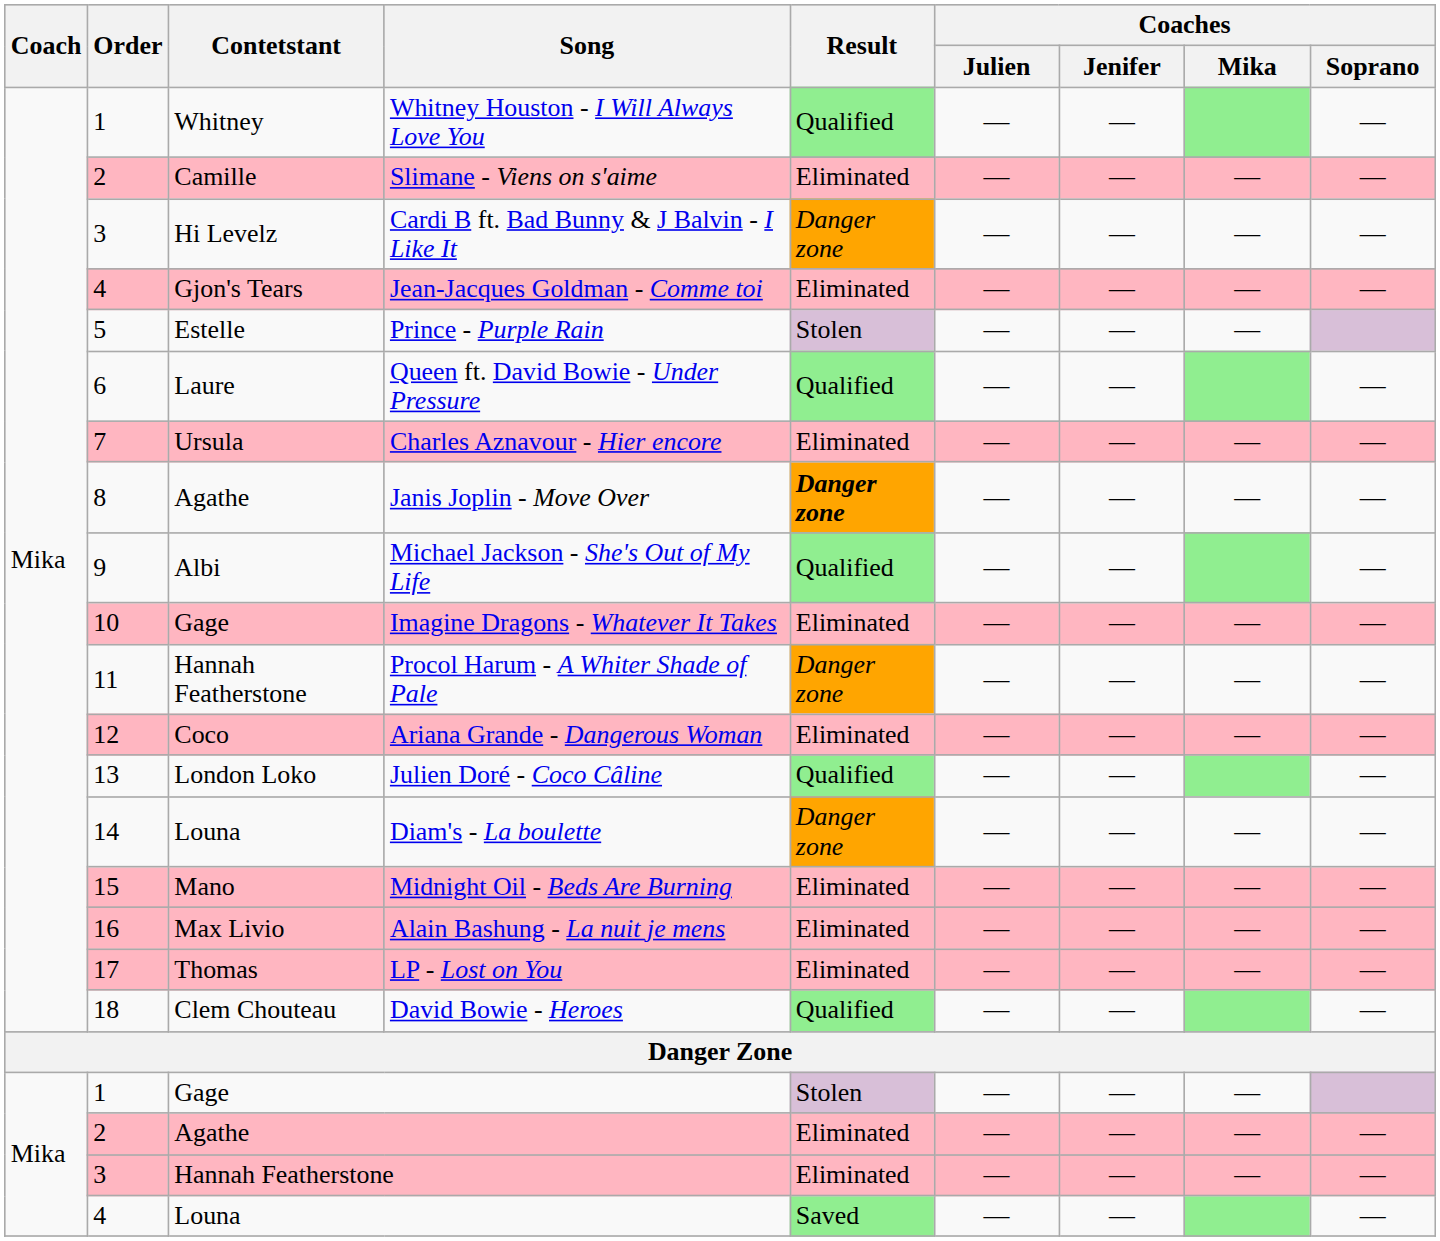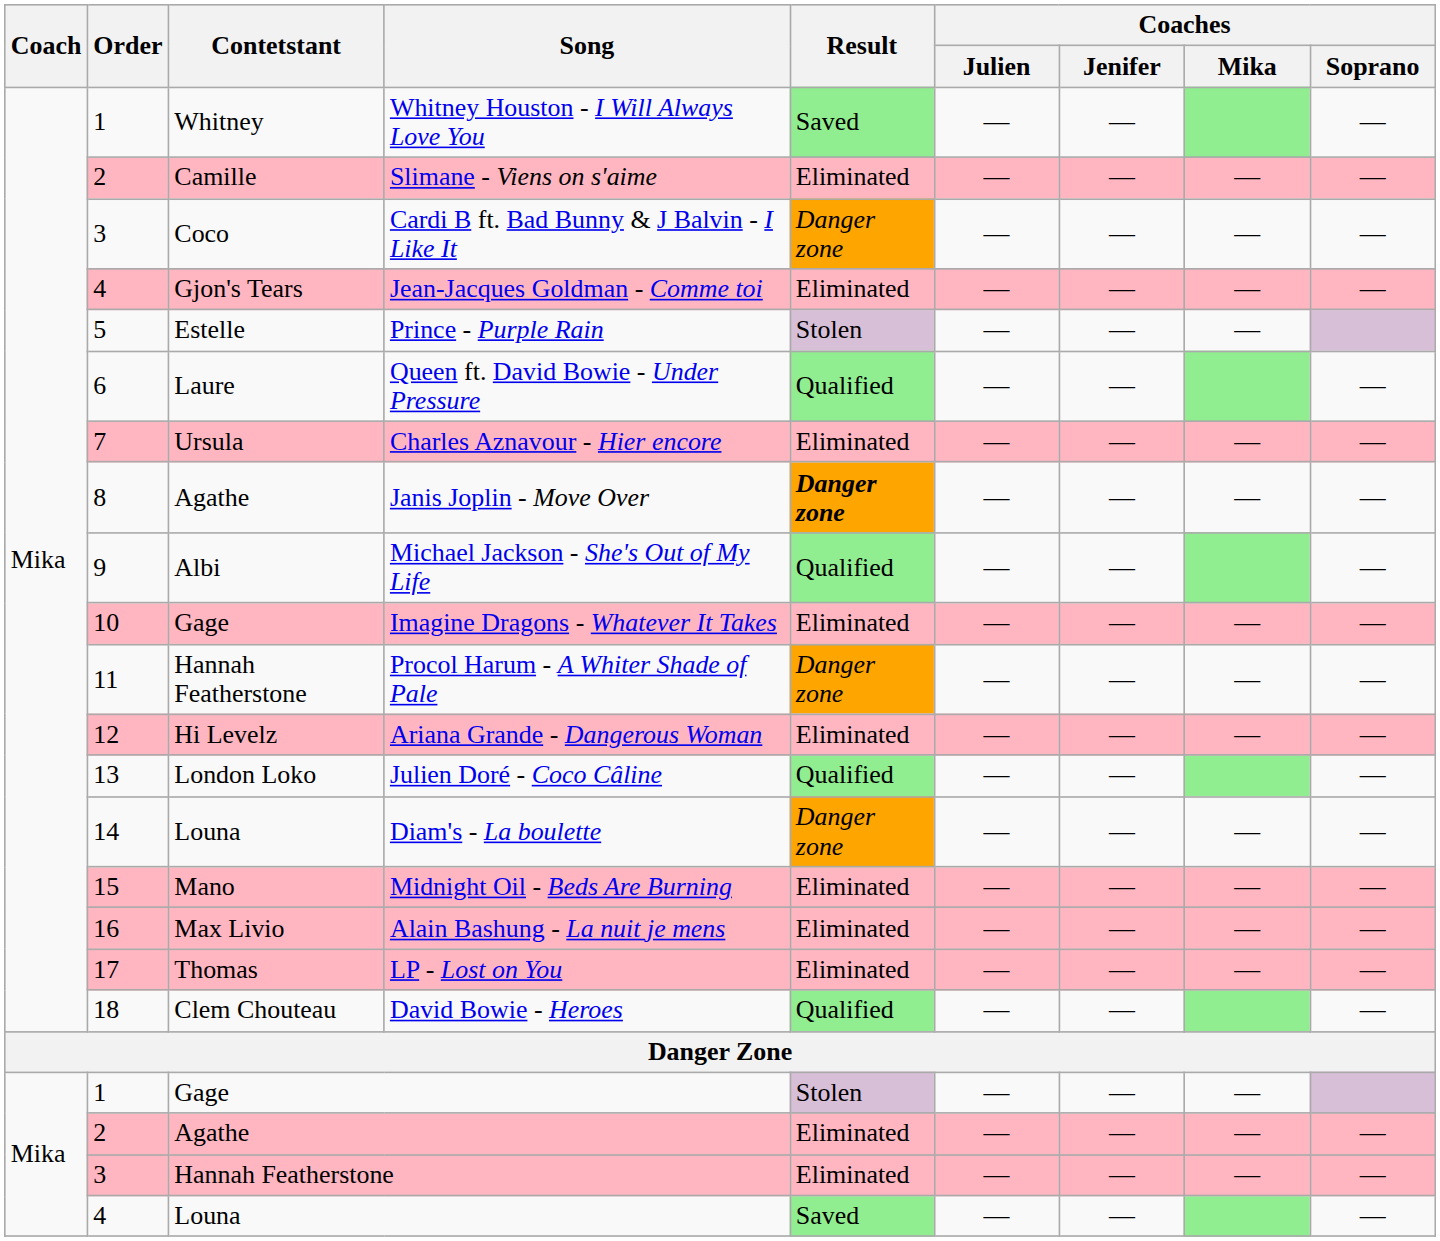(845, 121) Qualified -> (828, 121) Saved
(226, 233) Hi Levelz -> (202, 233) Coco
(202, 734) Coco -> (226, 734) Hi Levelz
